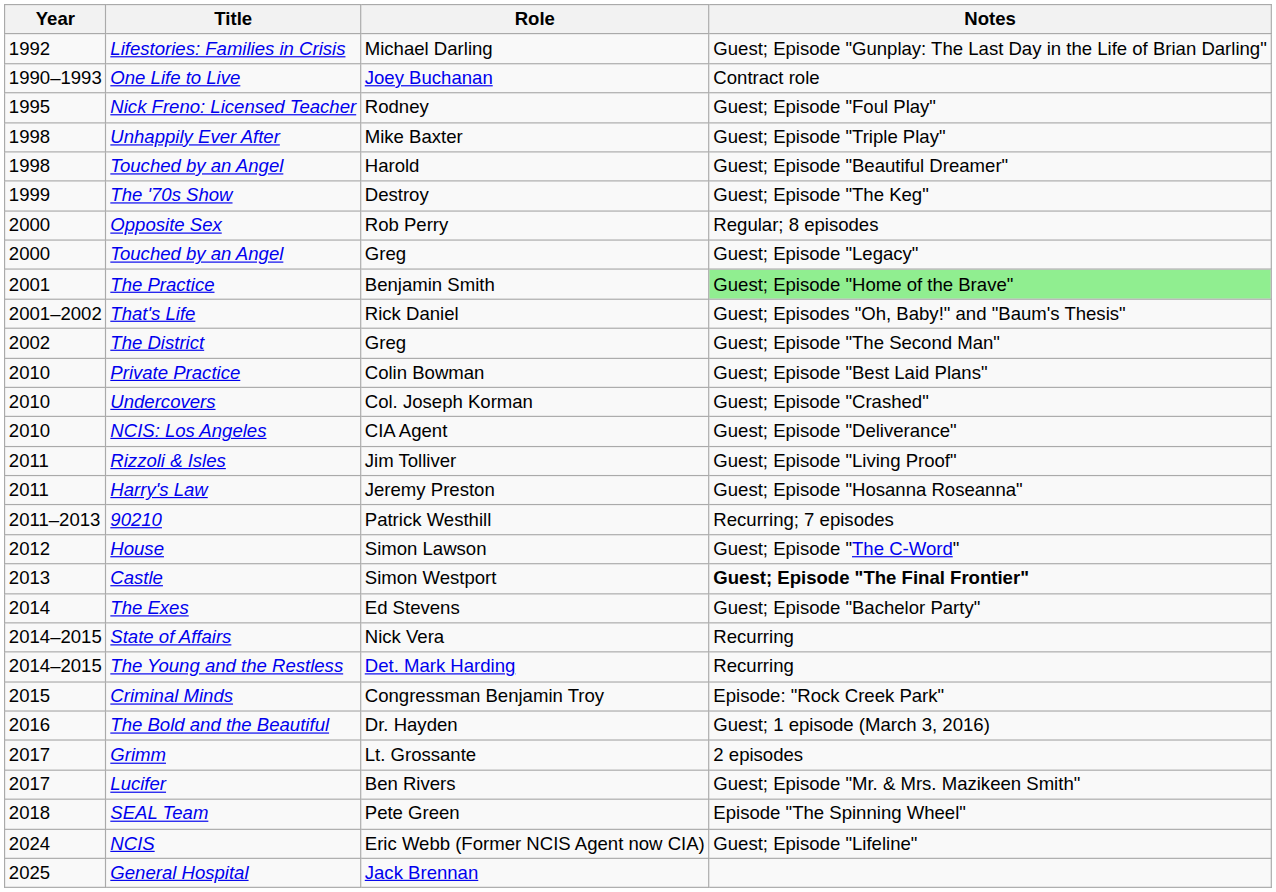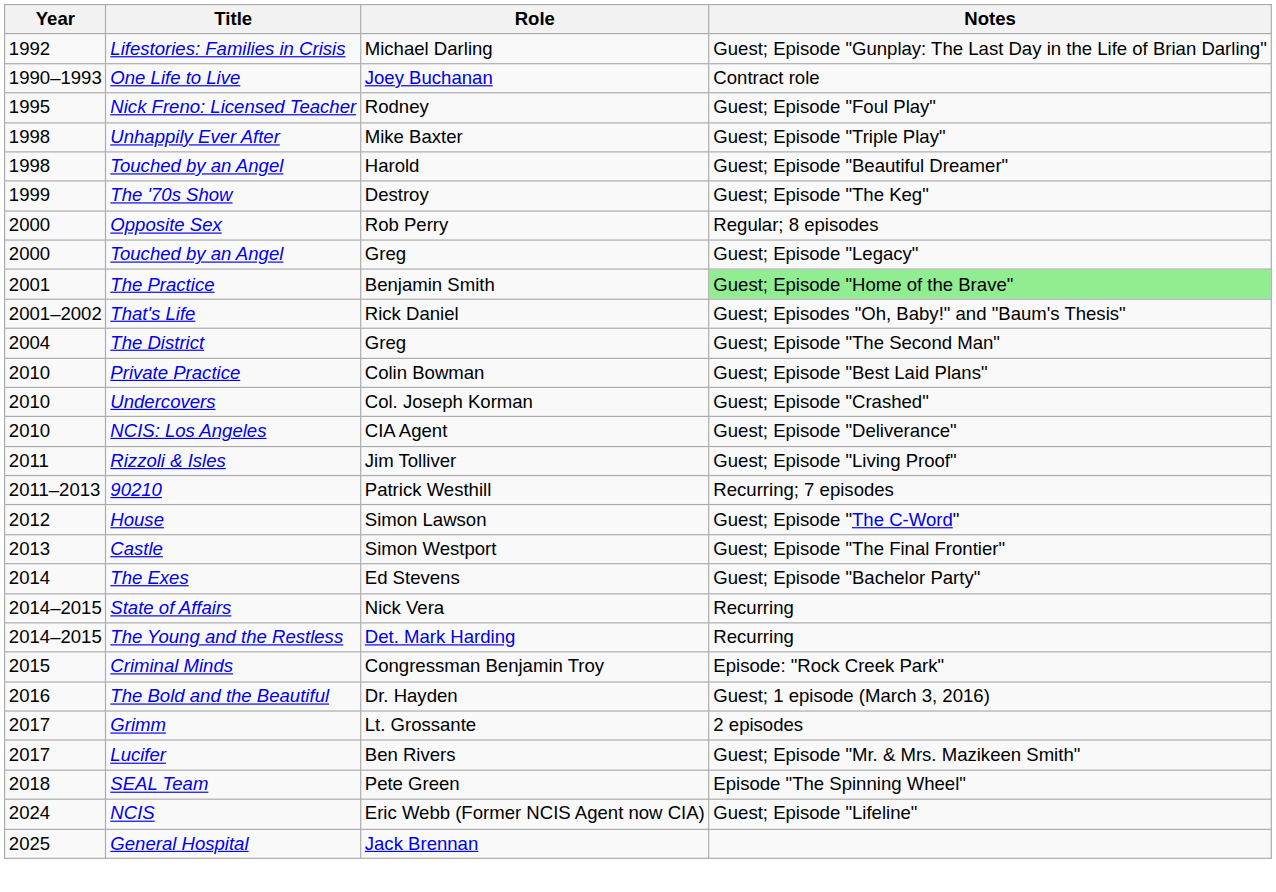(30, 343) 2002 -> (30, 343) 2004
- row: (159, 490)
(871, 578) bold -> (859, 549) normal
